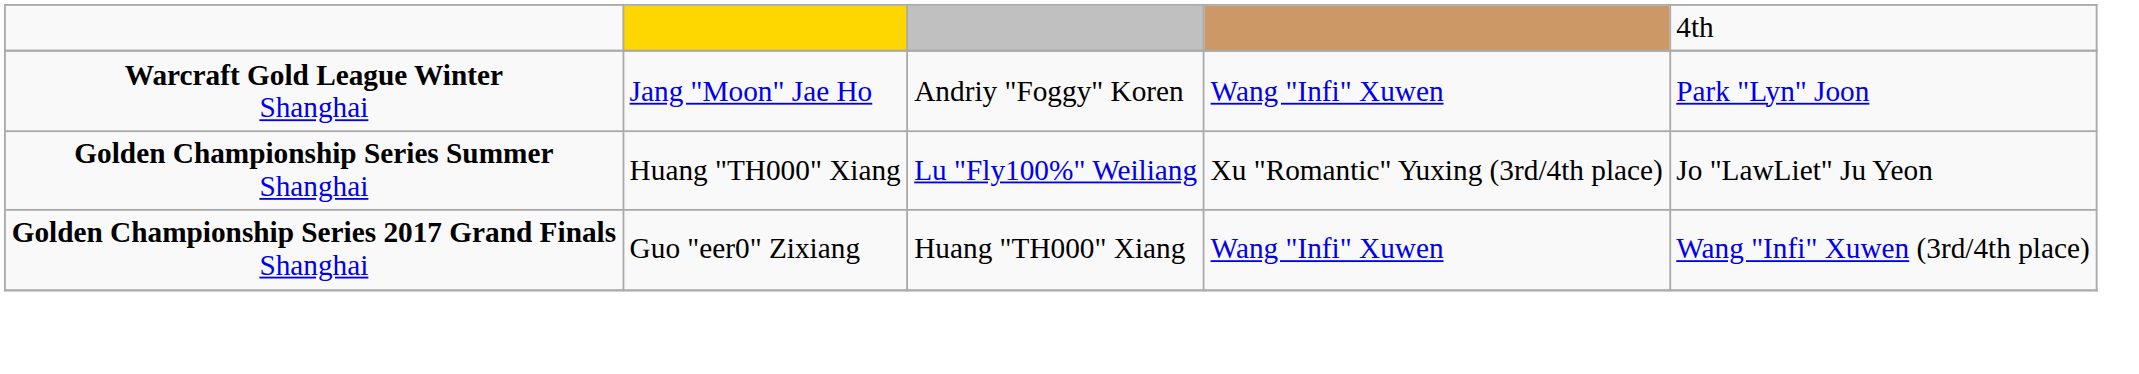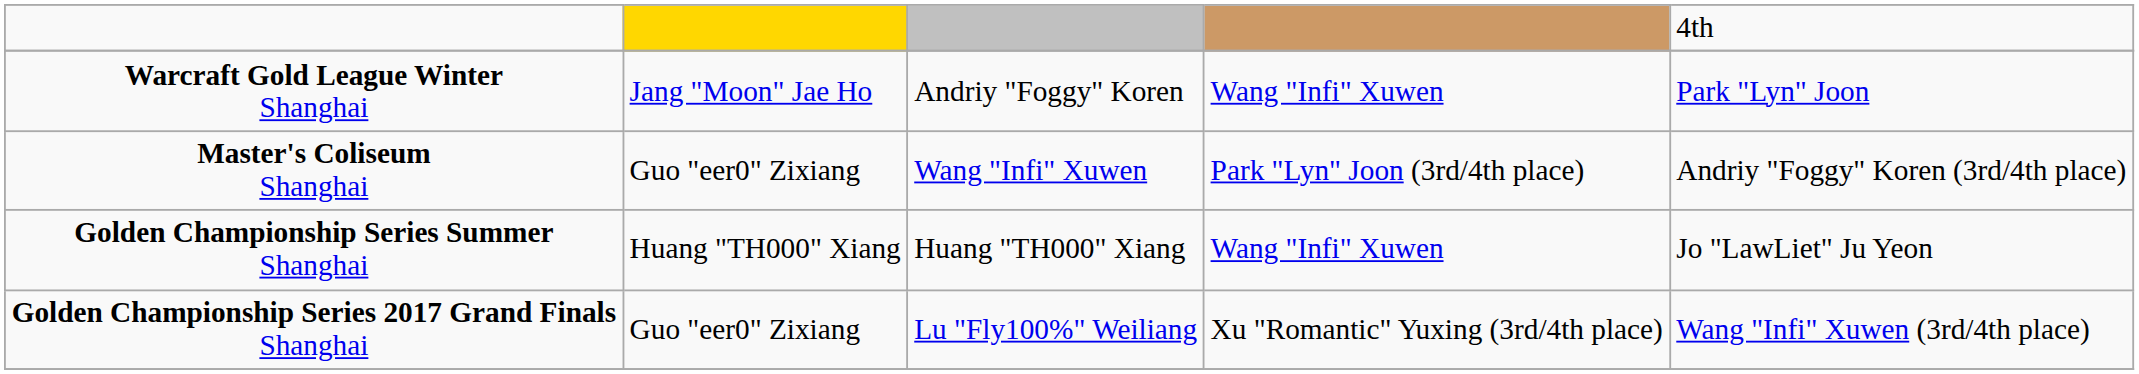+ row: (314, 170)
(1056, 170) Lu "Fly100%" Weiliang -> (1050, 249) Huang "TH000" Xiang
(1437, 170) Xu "Romantic" Yuxing (3rd/4th place) -> (1327, 249) Wang "Infi" Xuwen
(1050, 249) Huang "TH000" Xiang -> (1056, 328) Lu "Fly100%" Weiliang
(1327, 249) Wang "Infi" Xuwen -> (1437, 328) Xu "Romantic" Yuxing (3rd/4th place)
